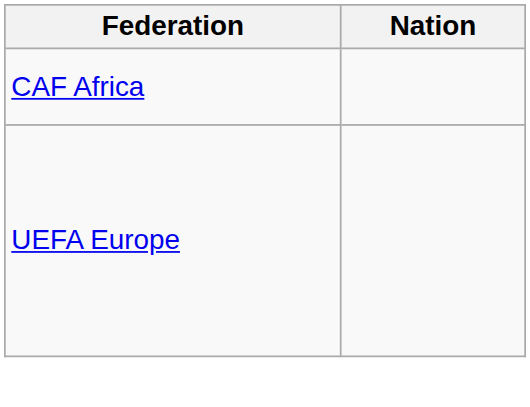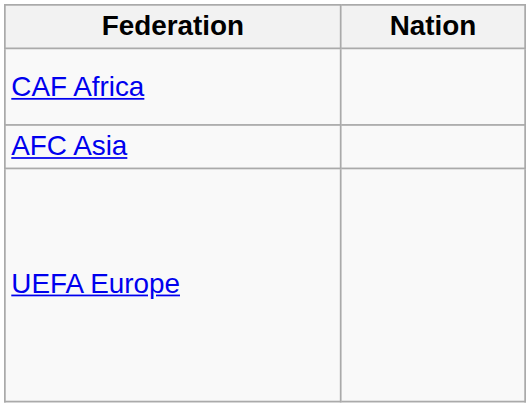+ row: (69, 146)
